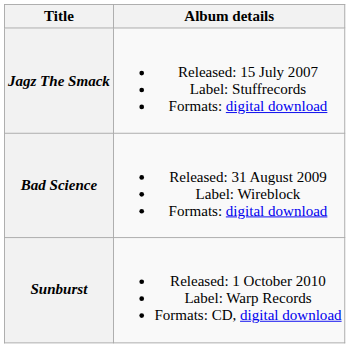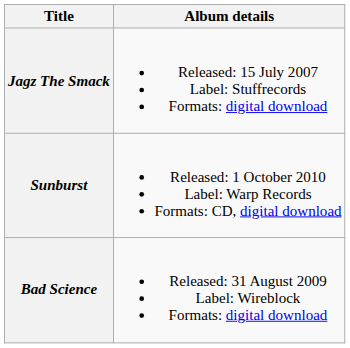rows swapped: (59, 185) <-> (59, 290)
